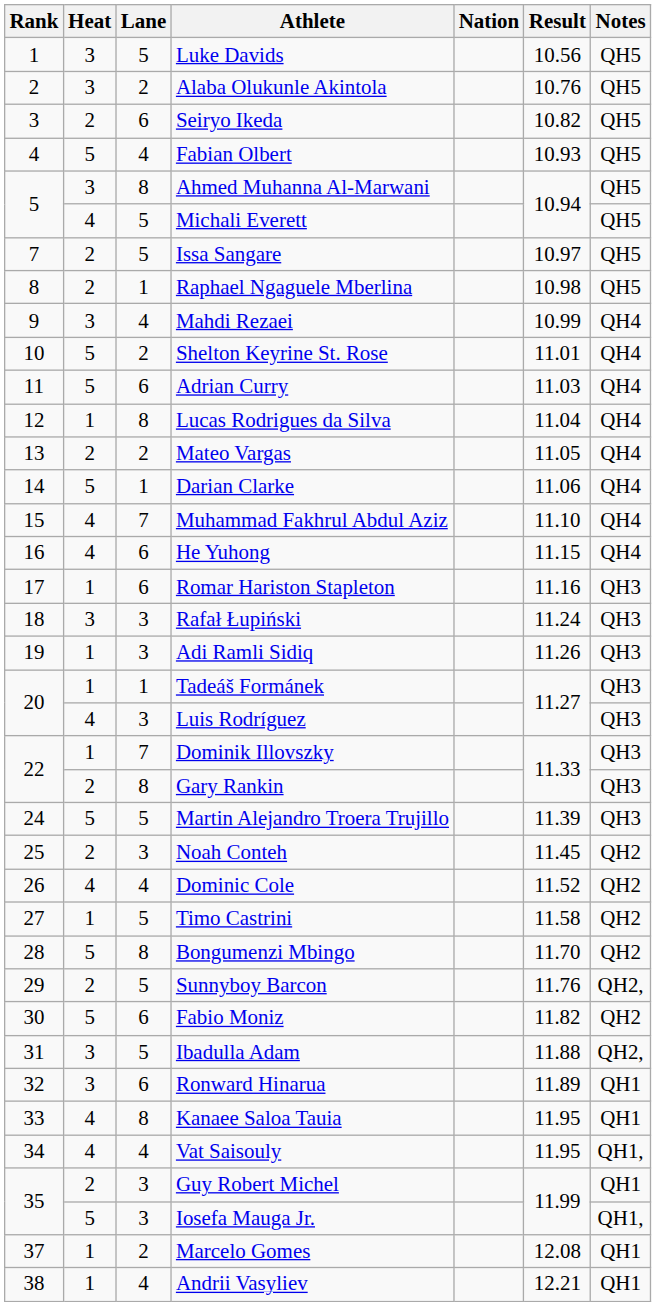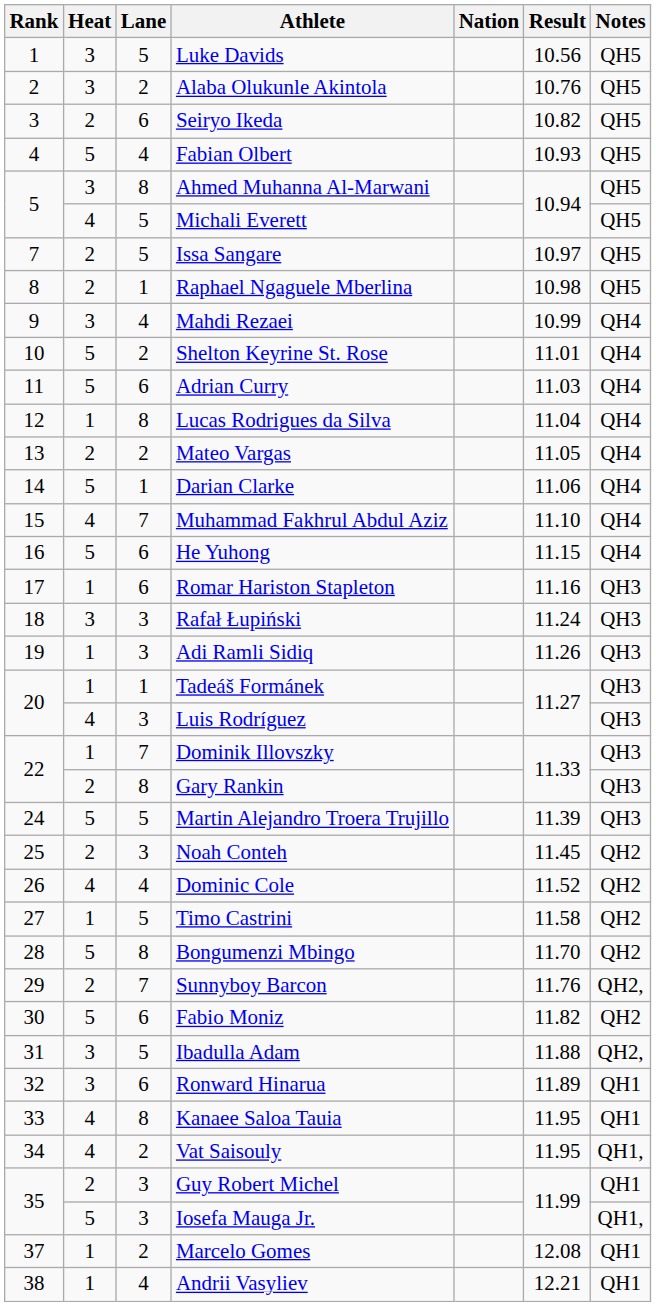(90, 552) 4 -> (90, 552) 5
(144, 985) 5 -> (144, 985) 7
(144, 1151) 4 -> (144, 1151) 2
